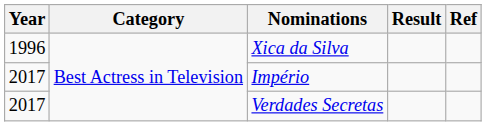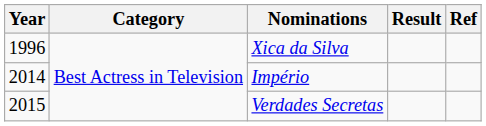(27, 76) 2017 -> (27, 76) 2014
(27, 105) 2017 -> (27, 105) 2015
